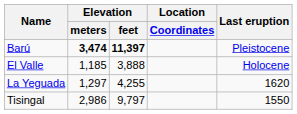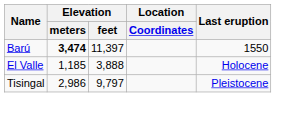(128, 48) bold -> (107, 48) normal
(261, 48) Pleistocene -> (256, 48) 1550
- row: (36, 83)
(277, 100) 1550 -> (240, 83) Pleistocene
